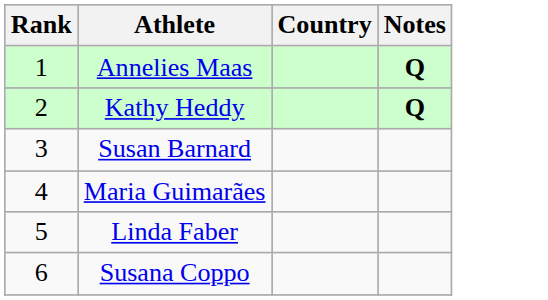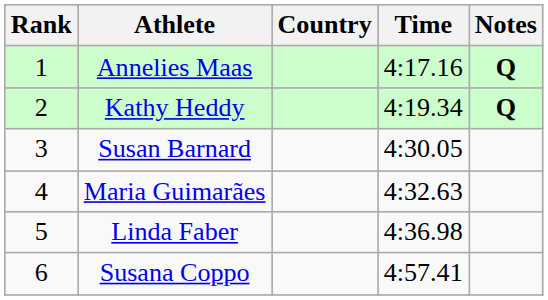+ column: (423, 25)
